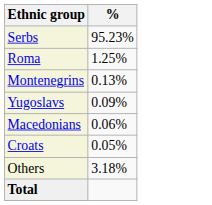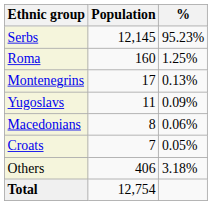+ column: (123, 15)
